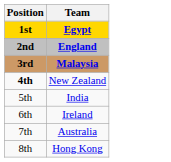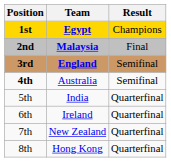+ column: (137, 13)
(77, 47) England -> (77, 47) Malaysia
(77, 64) Malaysia -> (77, 64) England
(77, 81) New Zealand -> (77, 81) Australia
(77, 132) Australia -> (77, 132) New Zealand
